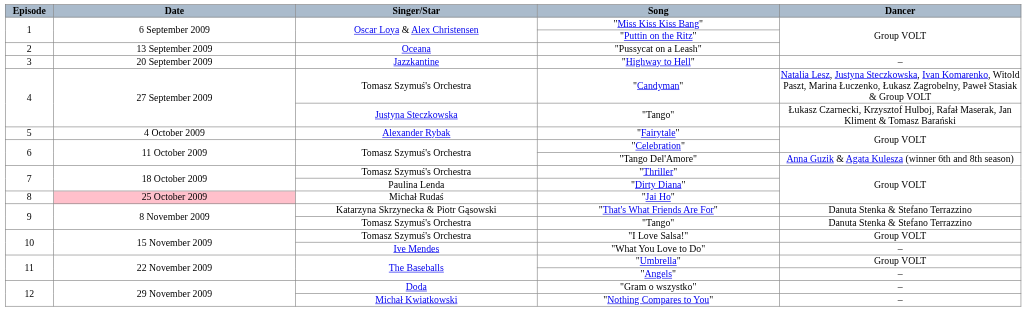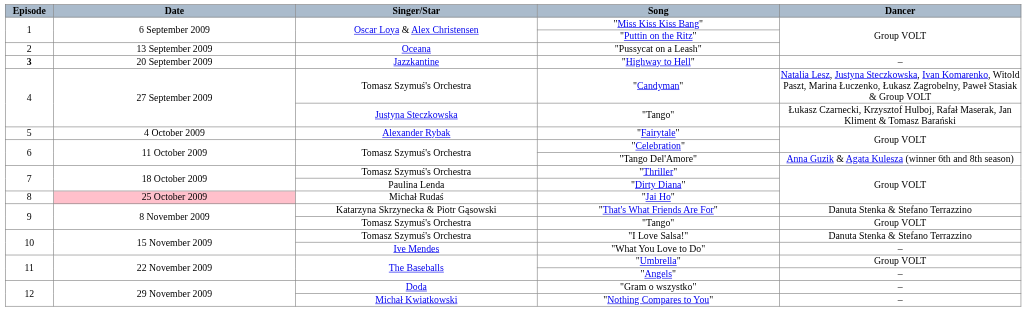(29, 62) normal -> (29, 62) bold
(900, 223) Danuta Stenka & Stefano Terrazzino -> (900, 223) Group VOLT
(900, 235) Group VOLT -> (900, 235) Danuta Stenka & Stefano Terrazzino
